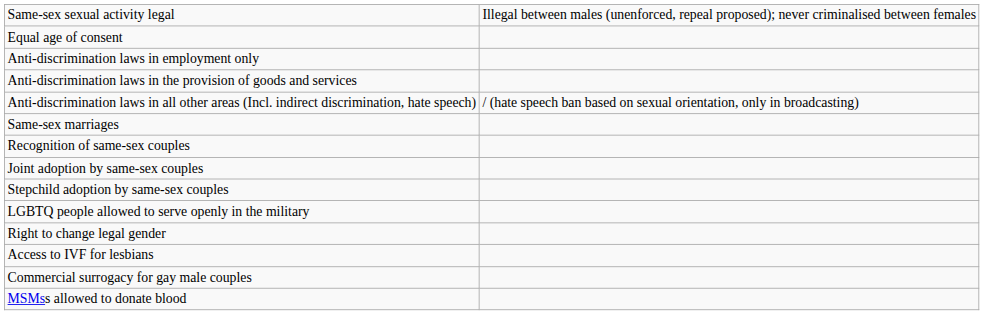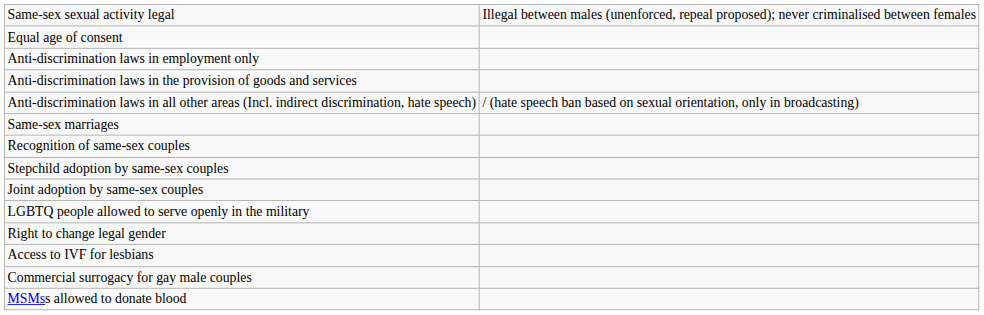rows swapped: (118, 189) <-> (105, 168)
